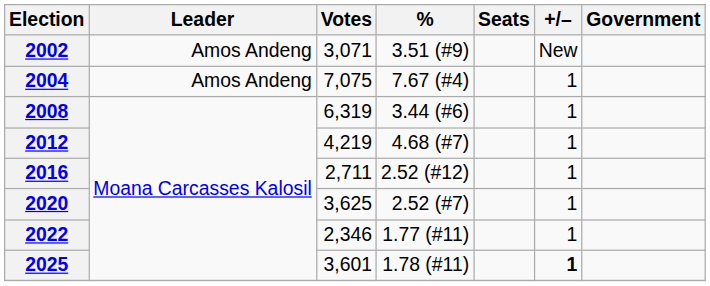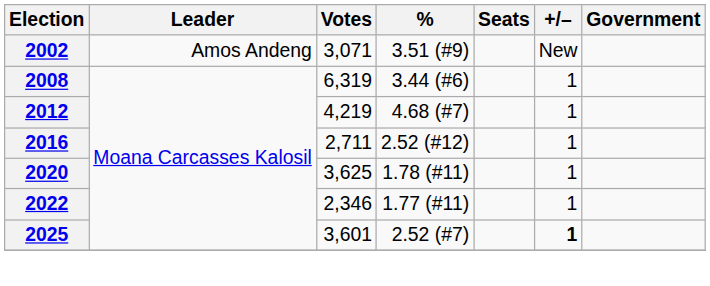- row: (47, 81)
(430, 204) 2.52 (#7) -> (426, 173) 1.78 (#11)
(426, 265) 1.78 (#11) -> (430, 234) 2.52 (#7)
